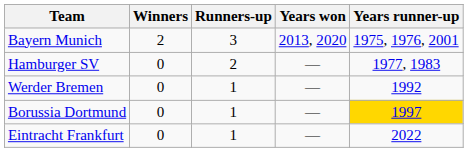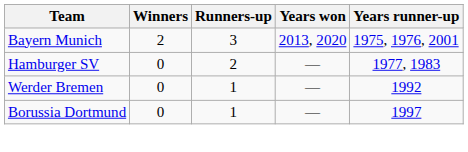(406, 111) gold background -> (406, 111) no background
- row: (66, 135)
